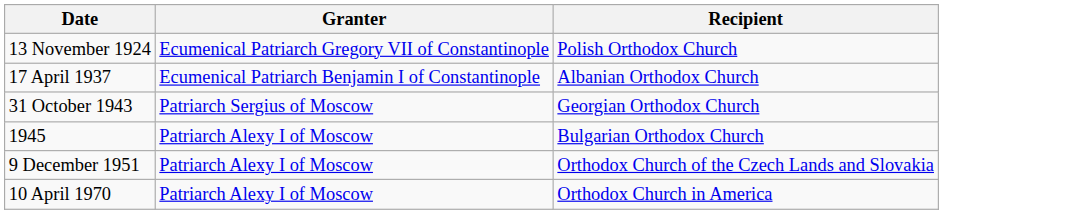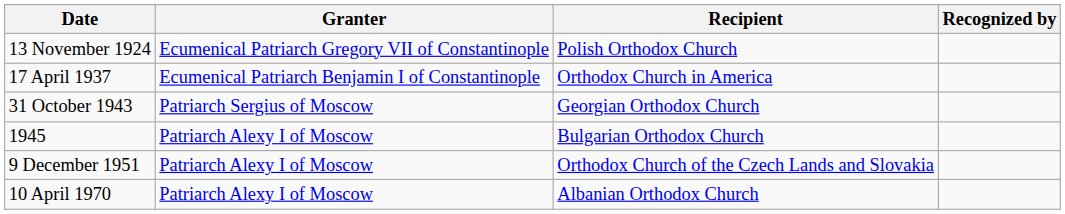+ column: (999, 19)
(658, 77) Albanian Orthodox Church -> (665, 77) Orthodox Church in America
(665, 194) Orthodox Church in America -> (658, 194) Albanian Orthodox Church
